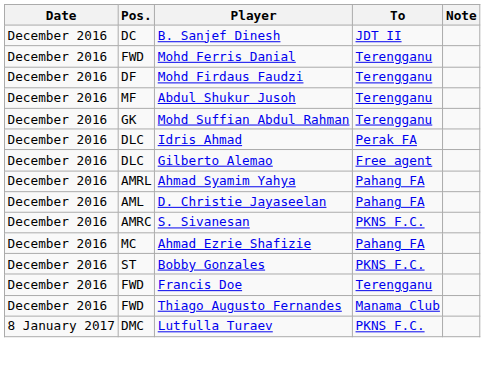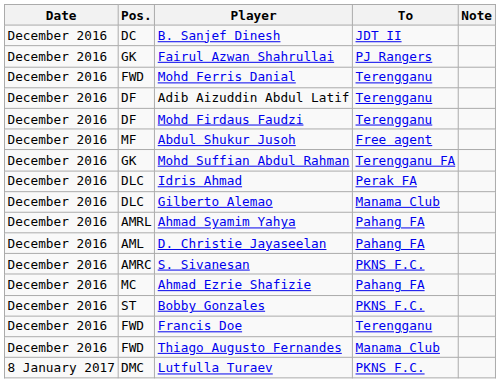+ row: (246, 56)
+ row: (254, 98)
(394, 98) Terengganu -> (394, 139) Free agent
(394, 119) Terengganu -> (405, 160) Terengganu FA
(394, 160) Free agent -> (398, 202) Manama Club
